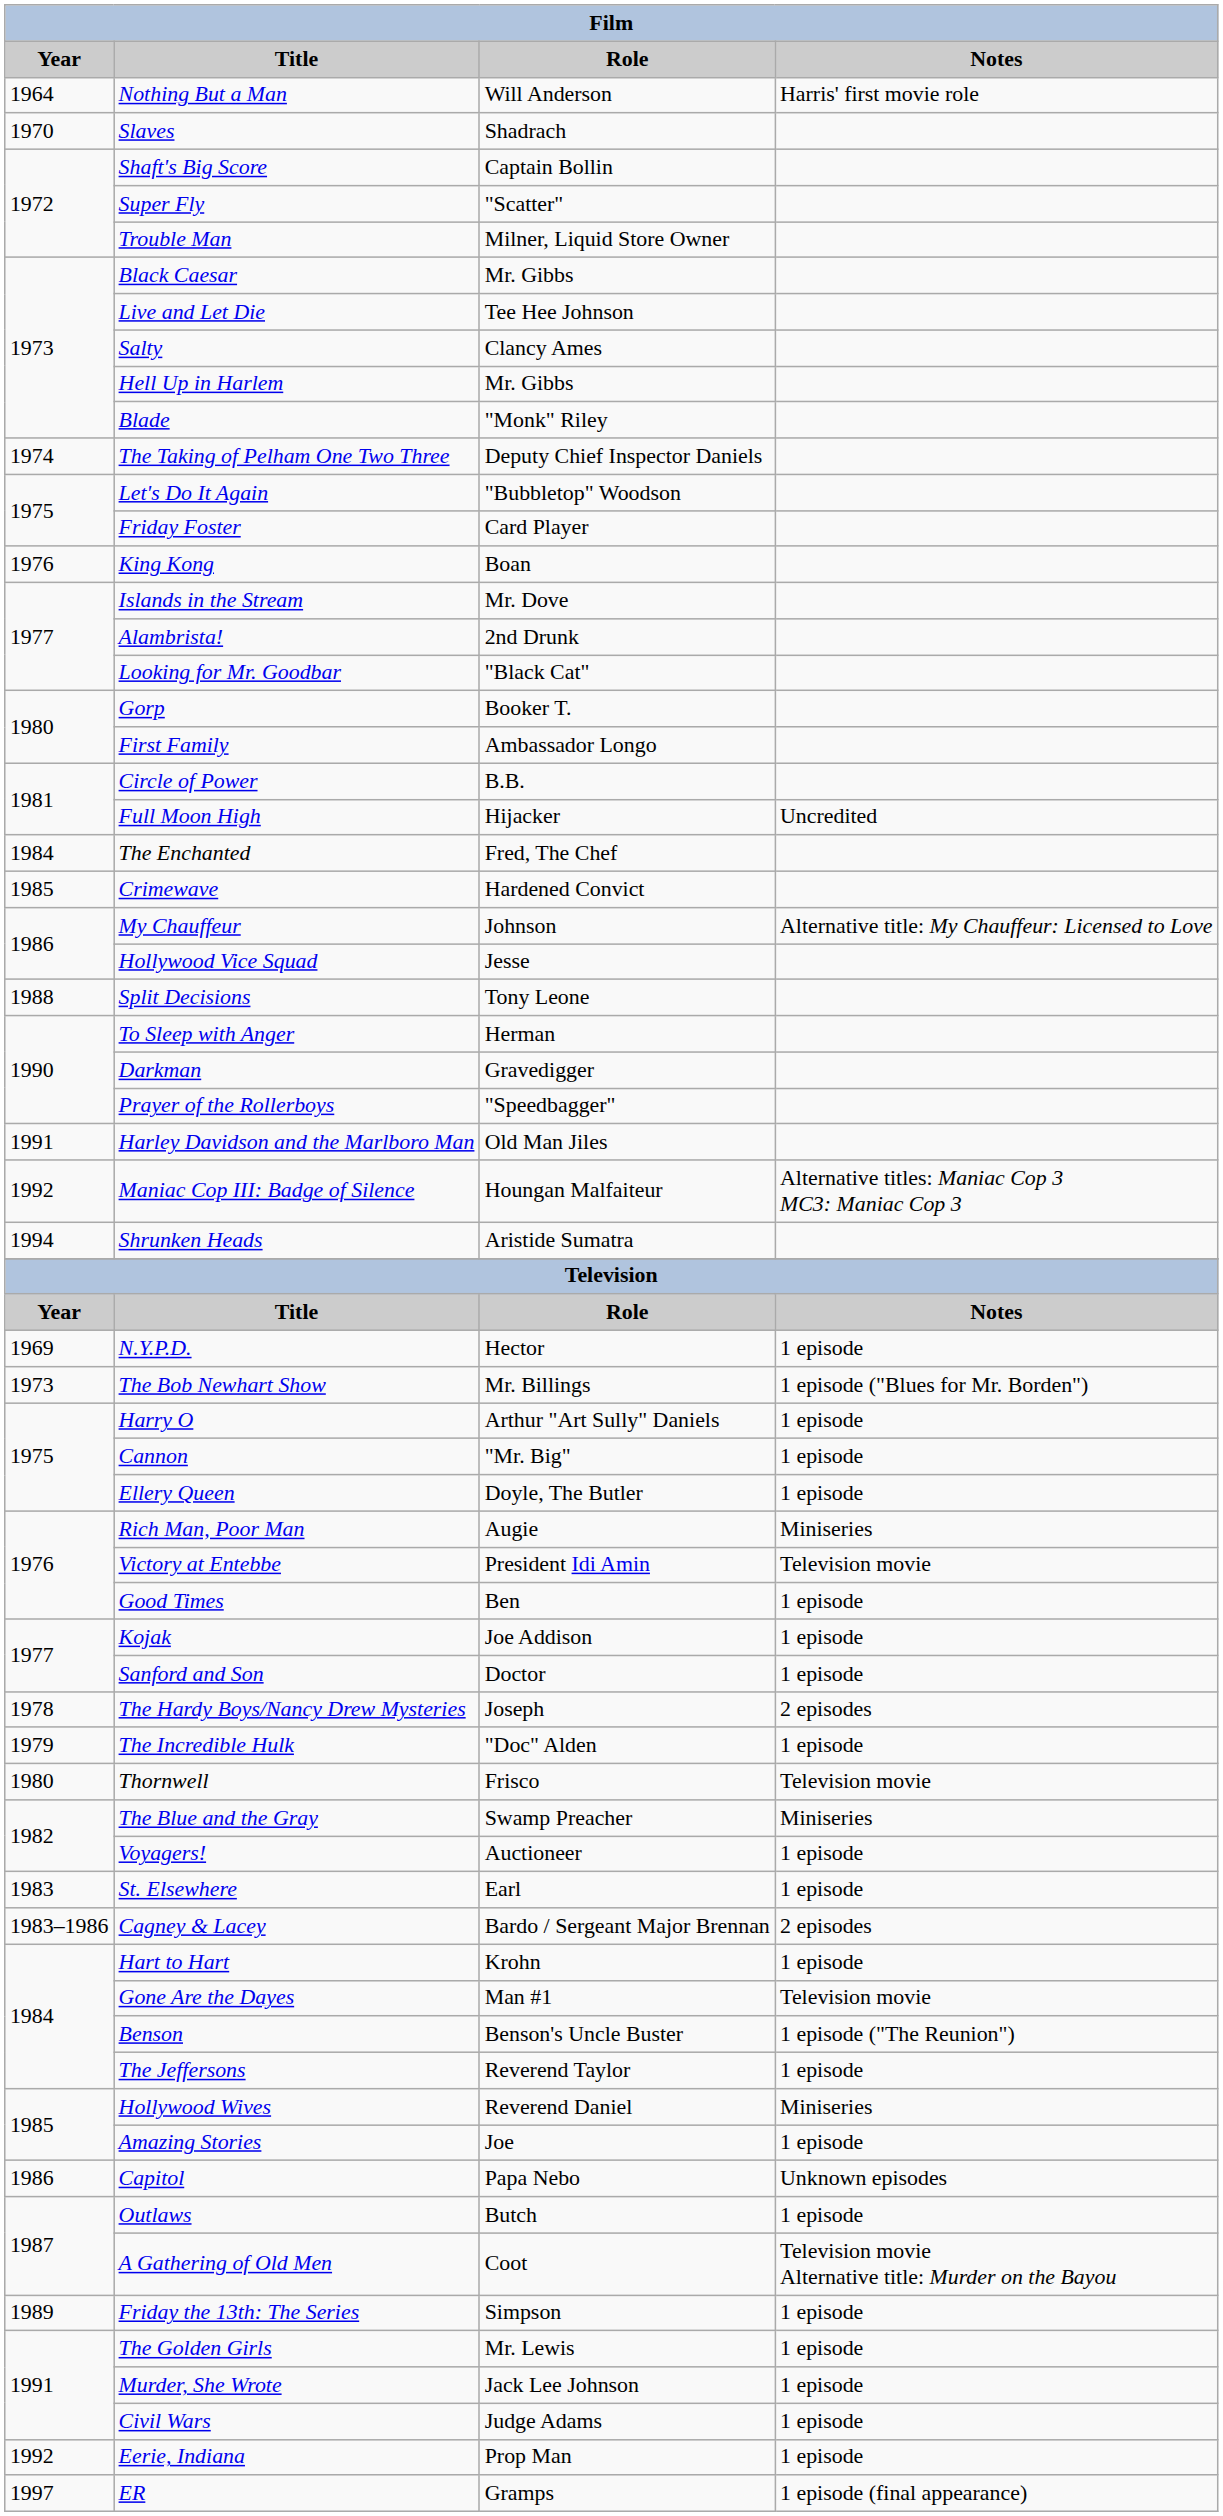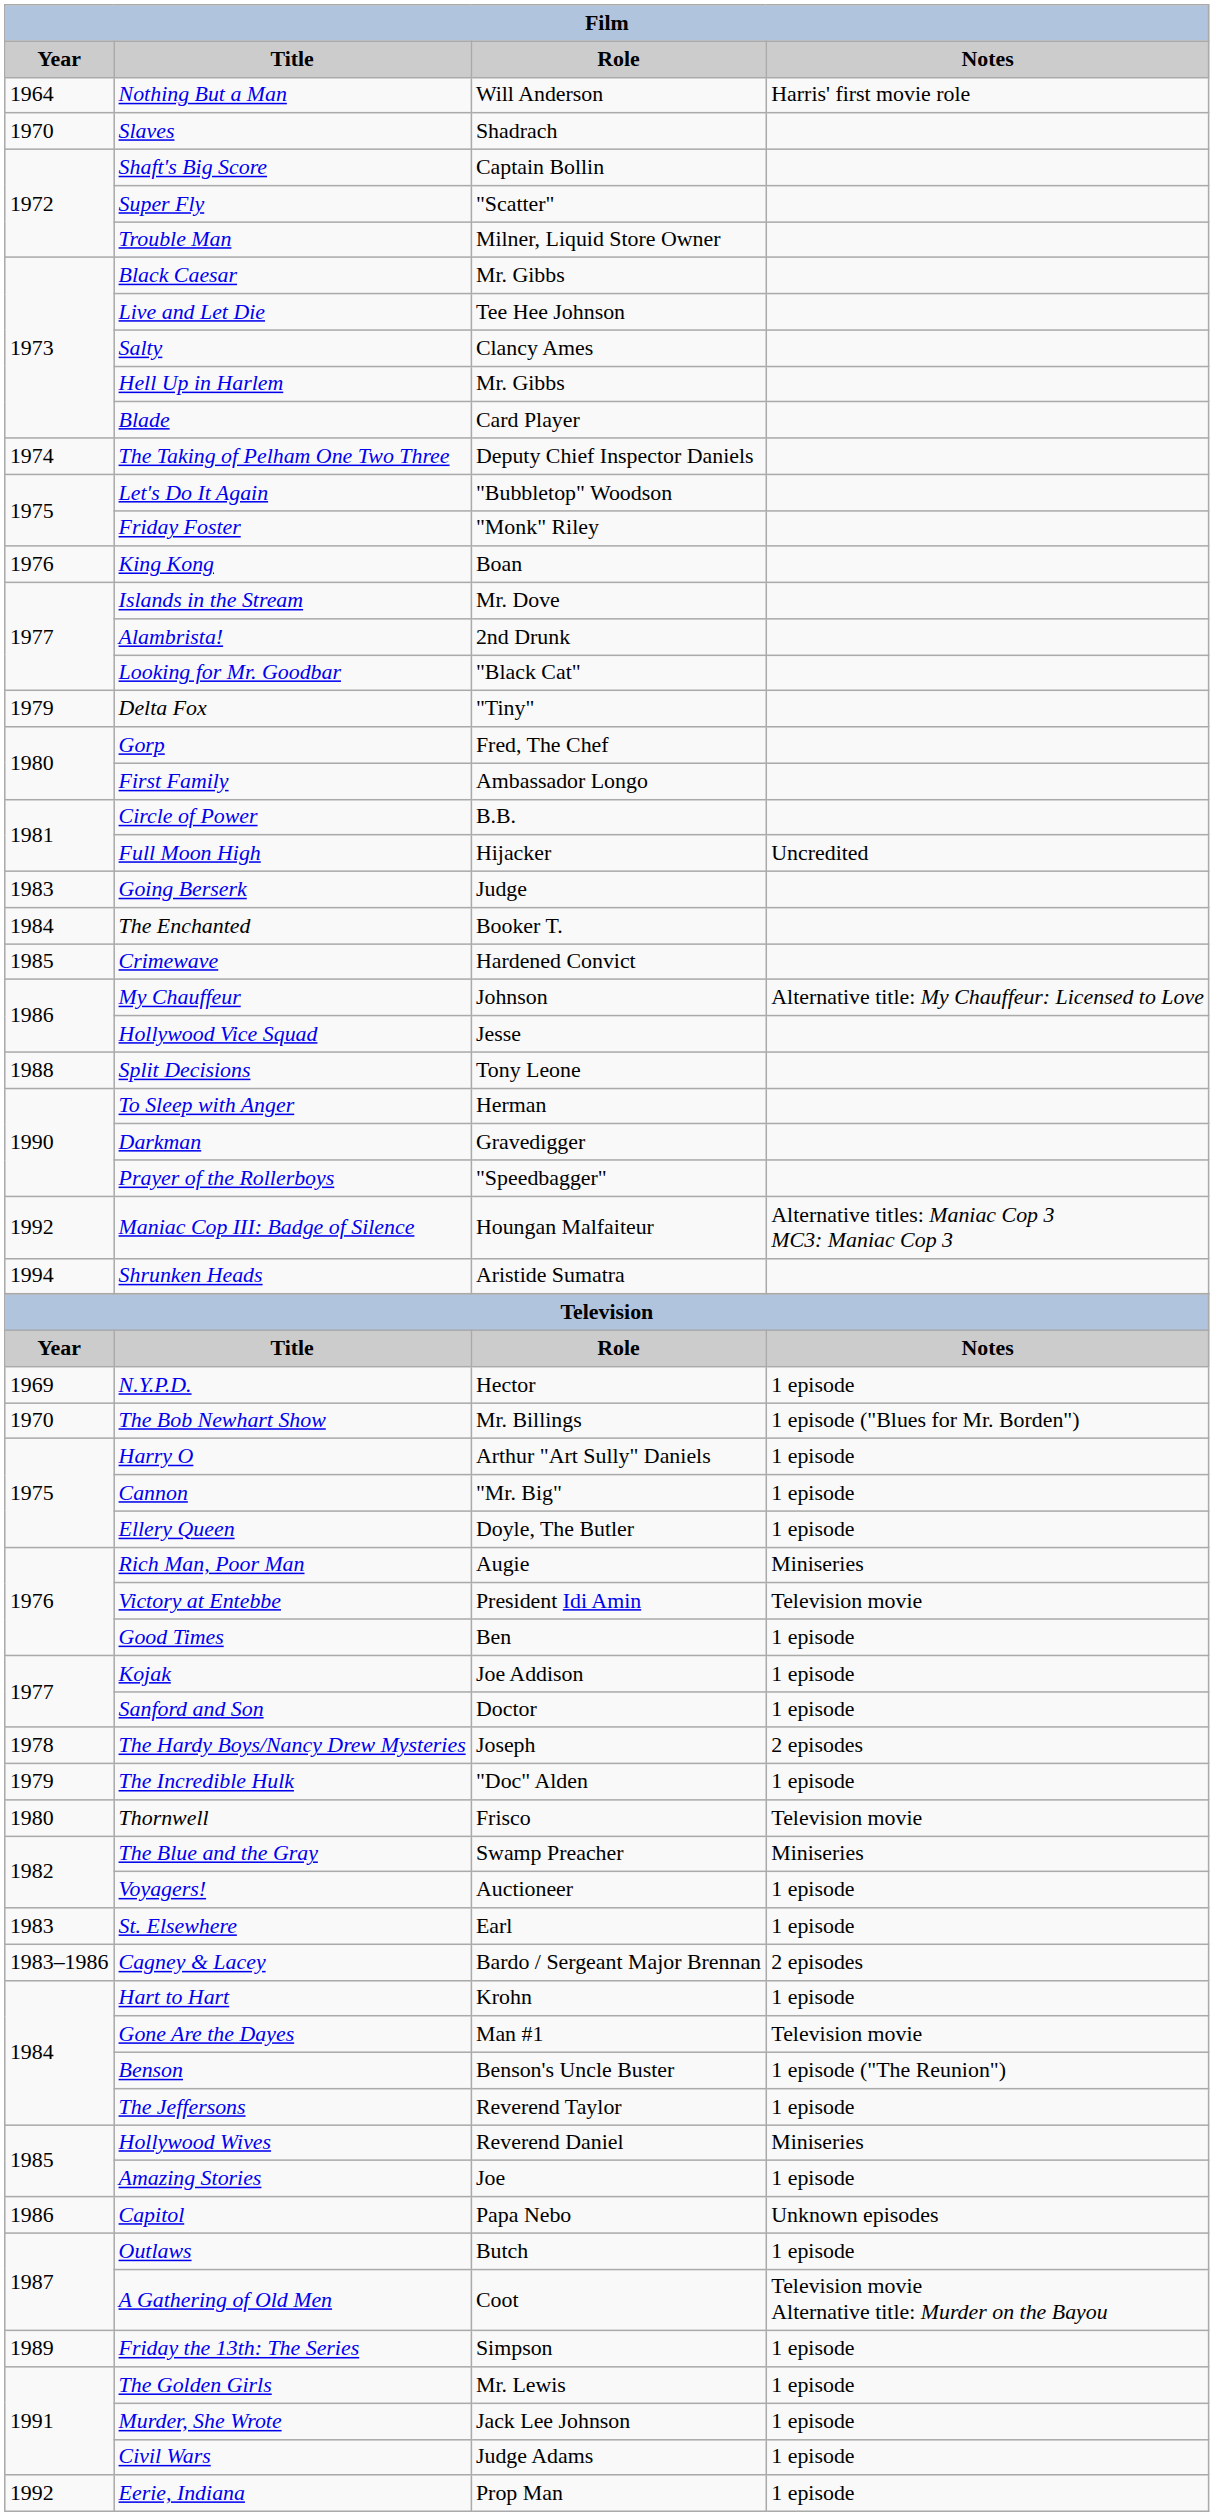(546, 420) "Monk" Riley -> (528, 420) Card Player
(537, 528) Card Player -> (537, 528) "Monk" Riley
+ row: (163, 708)
(528, 708) Booker T. -> (542, 744) Fred, The Chef
+ row: (183, 889)
(551, 853) Fred, The Chef -> (519, 925) Booker T.
- row: (297, 1142)
(32, 1384) 1973 -> (32, 1420) 1970
- row: (132, 2493)
